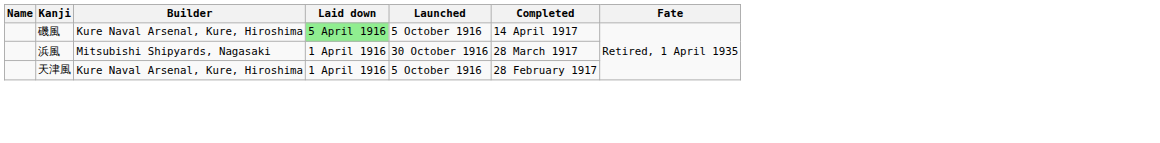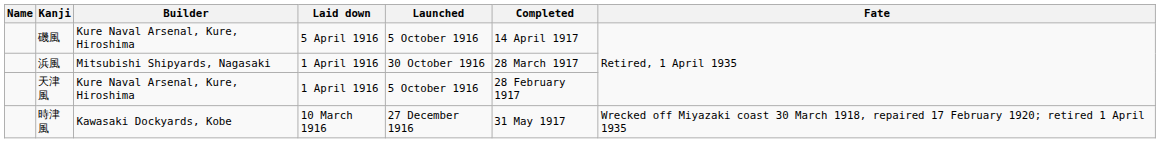(347, 32) lightgreen background -> (340, 38) no background
+ row: (49, 121)
